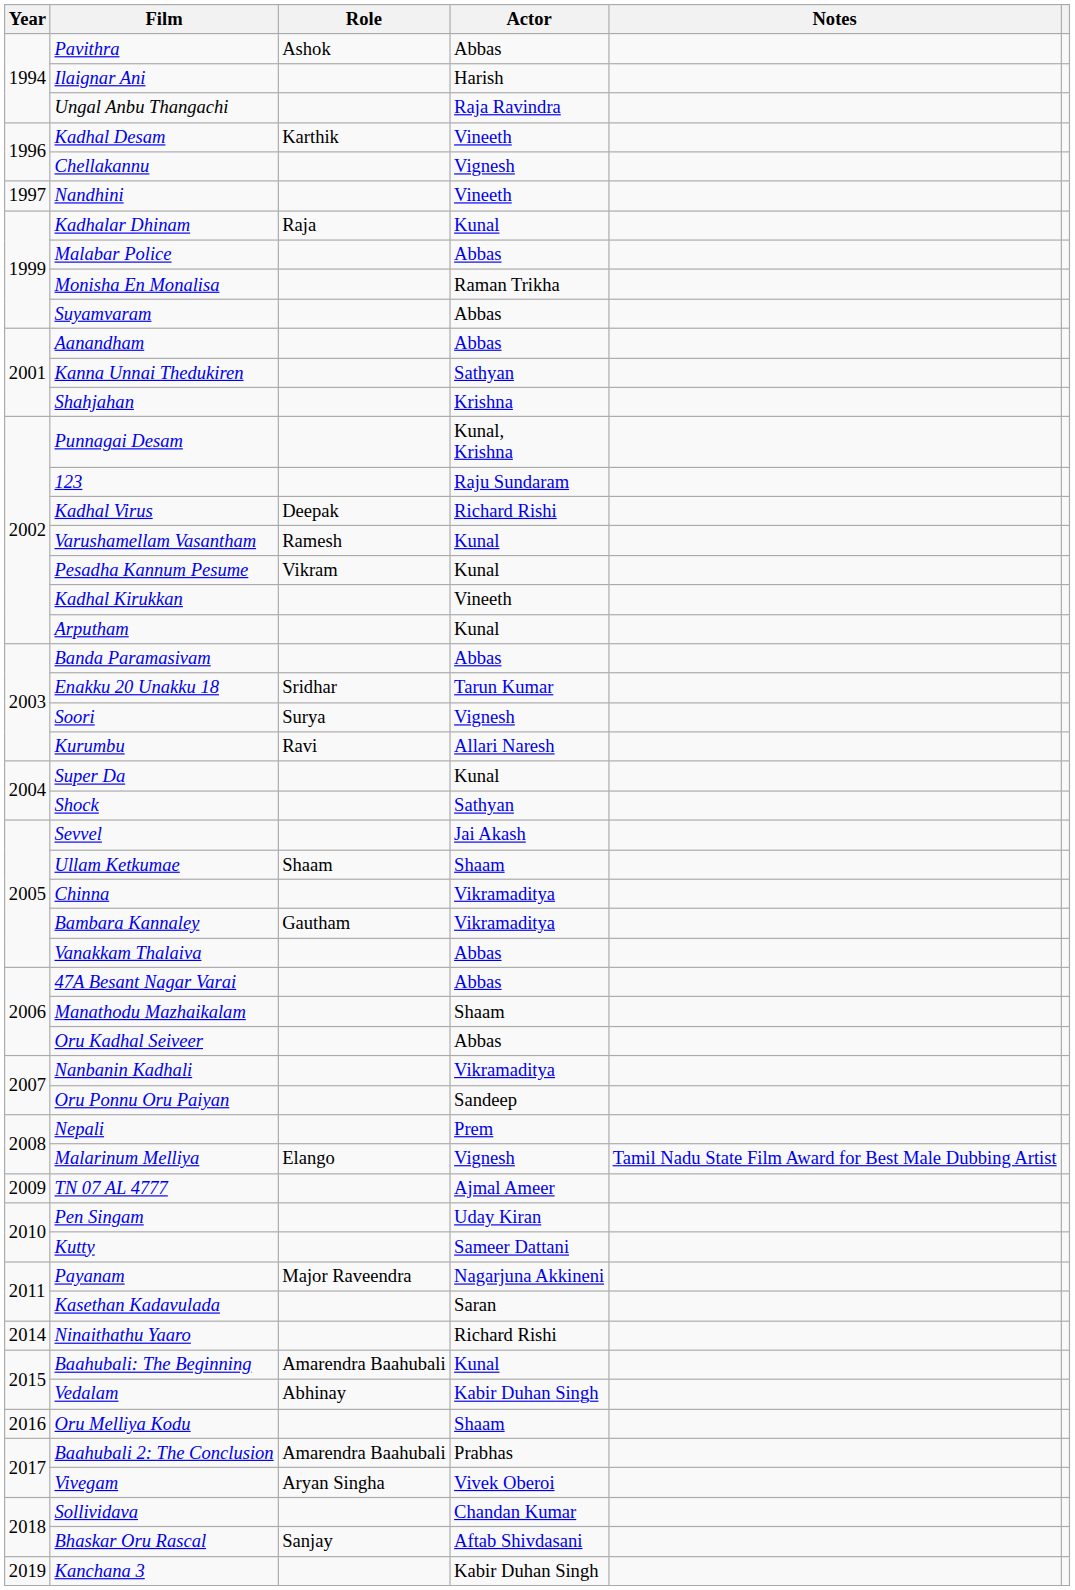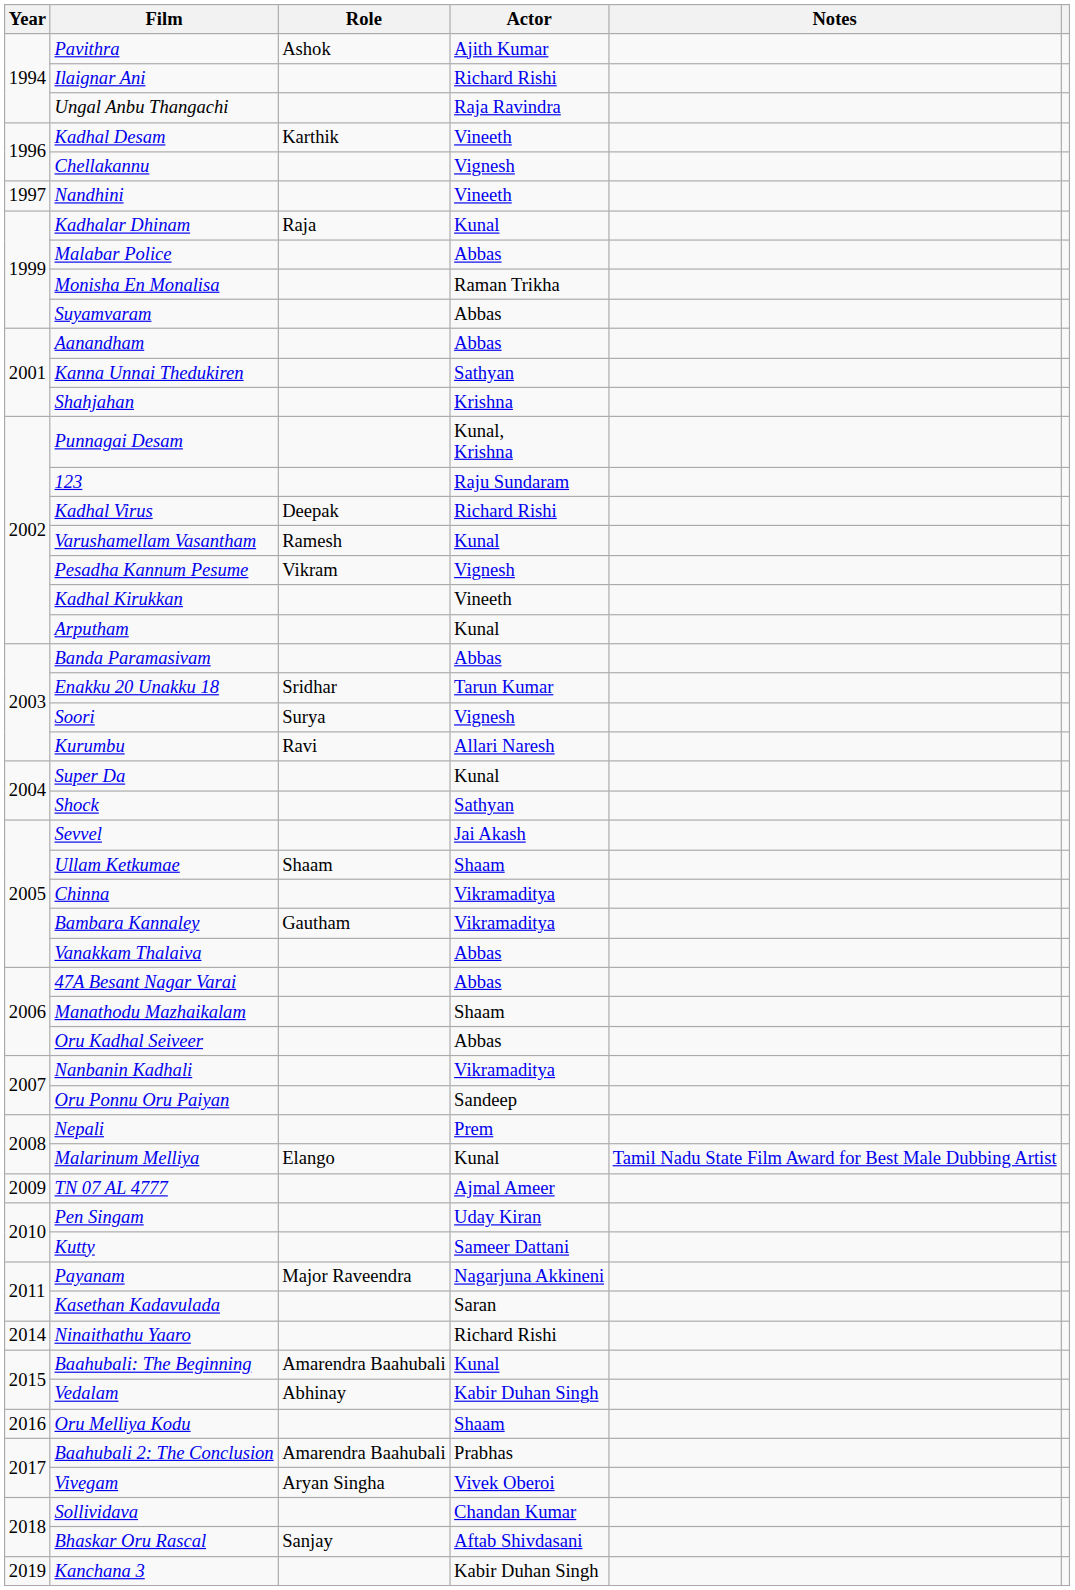(478, 48) Abbas -> (501, 48) Ajith Kumar
(479, 78) Harish -> (505, 78) Richard Rishi
(477, 569) Kunal -> (484, 569) Vignesh
(484, 1158) Vignesh -> (477, 1158) Kunal
